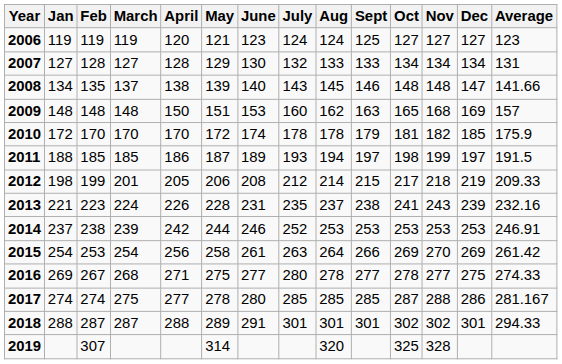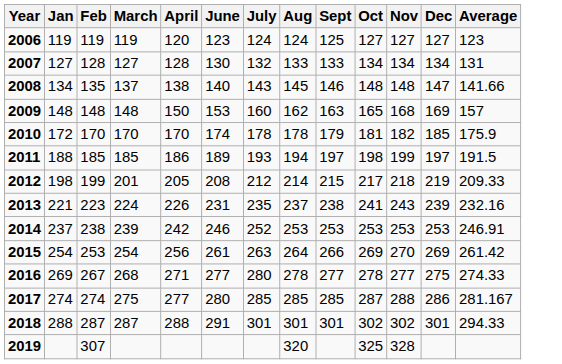- column: (220, 16)
